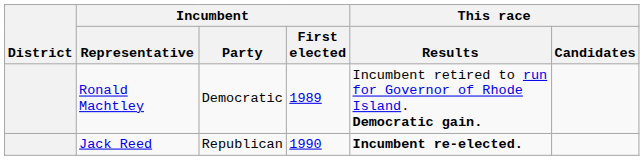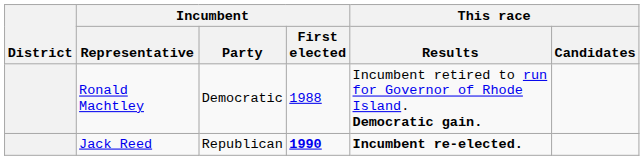(306, 99) 1989 -> (306, 99) 1988
(306, 144) normal -> (306, 144) bold
